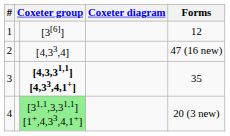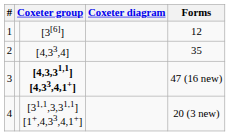(196, 51) 47 (16 new) -> (196, 51) 35
(196, 78) 35 -> (196, 78) 47 (16 new)
(53, 113) lightgreen background -> (53, 113) no background
